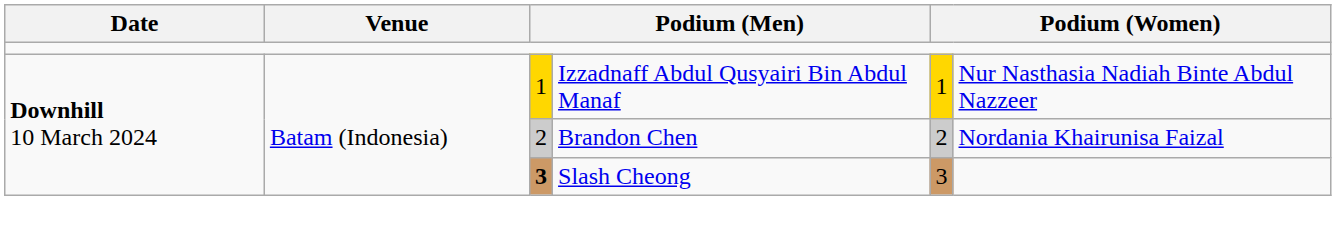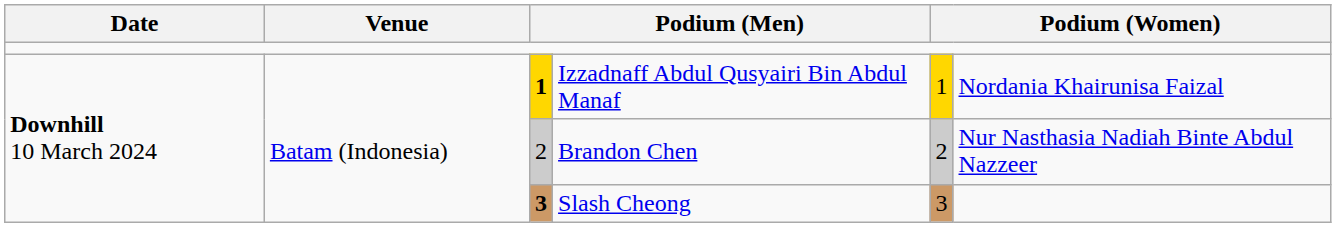(541, 86) normal -> (541, 86) bold
(1126, 86) Nur Nasthasia Nadiah Binte Abdul Nazzeer -> (1091, 86) Nordania Khairunisa Faizal
(1091, 137) Nordania Khairunisa Faizal -> (1126, 151) Nur Nasthasia Nadiah Binte Abdul Nazzeer
